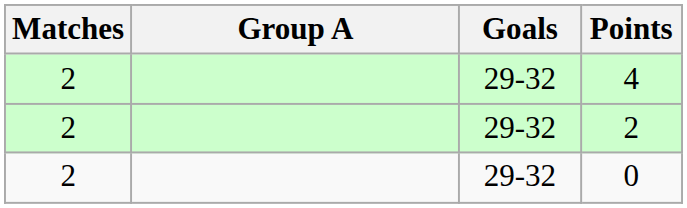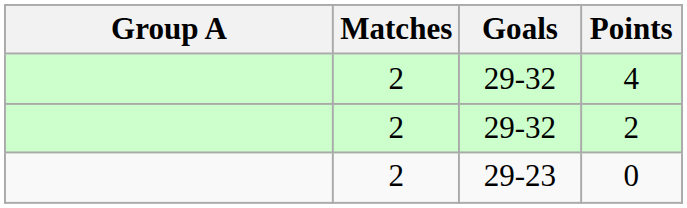columns swapped: (295, 29) <-> (68, 29)
(520, 176) 29-32 -> (520, 176) 29-23
